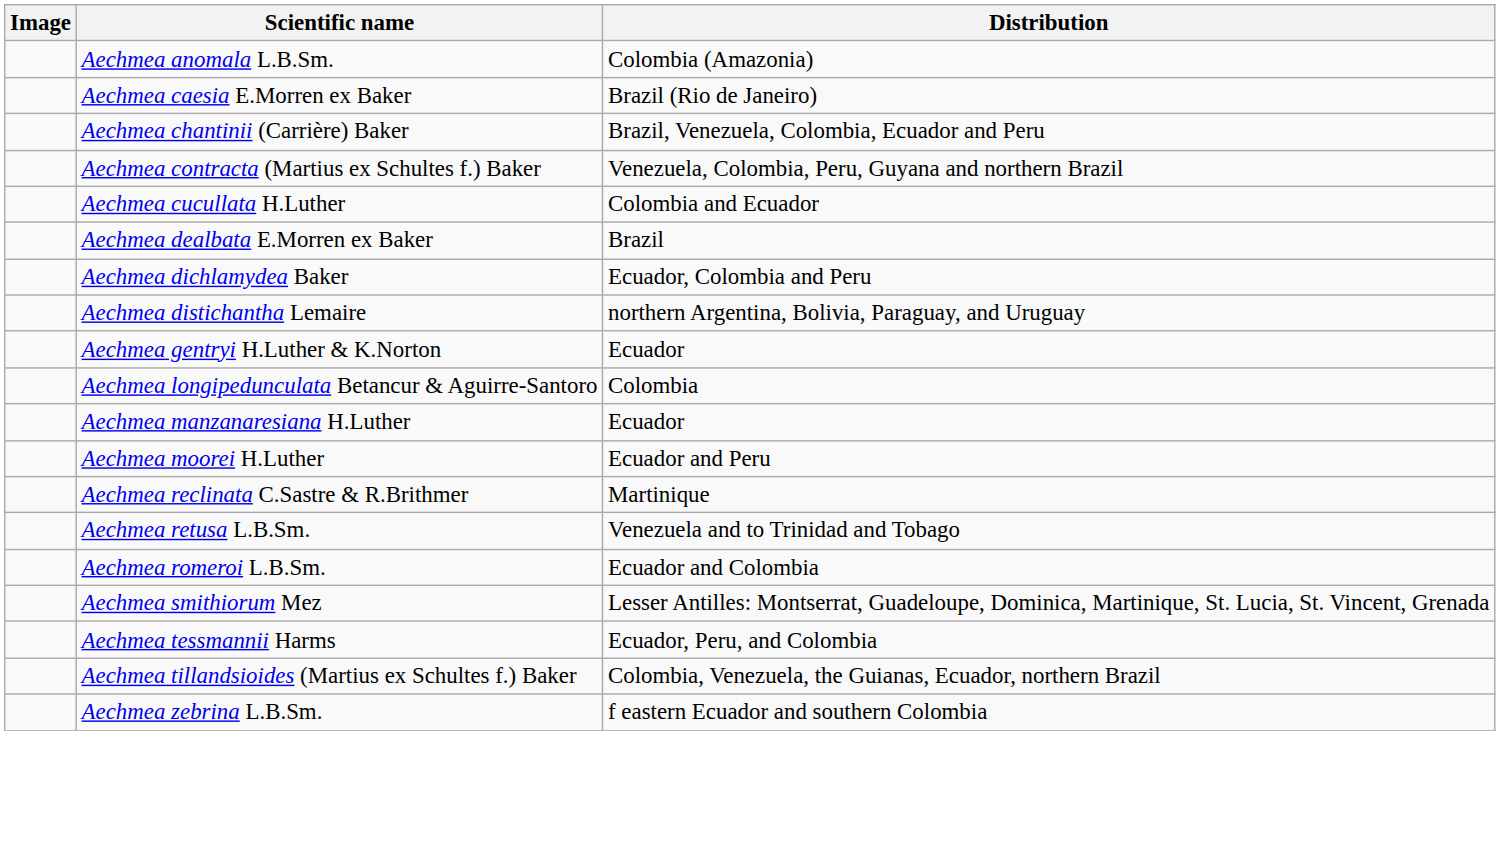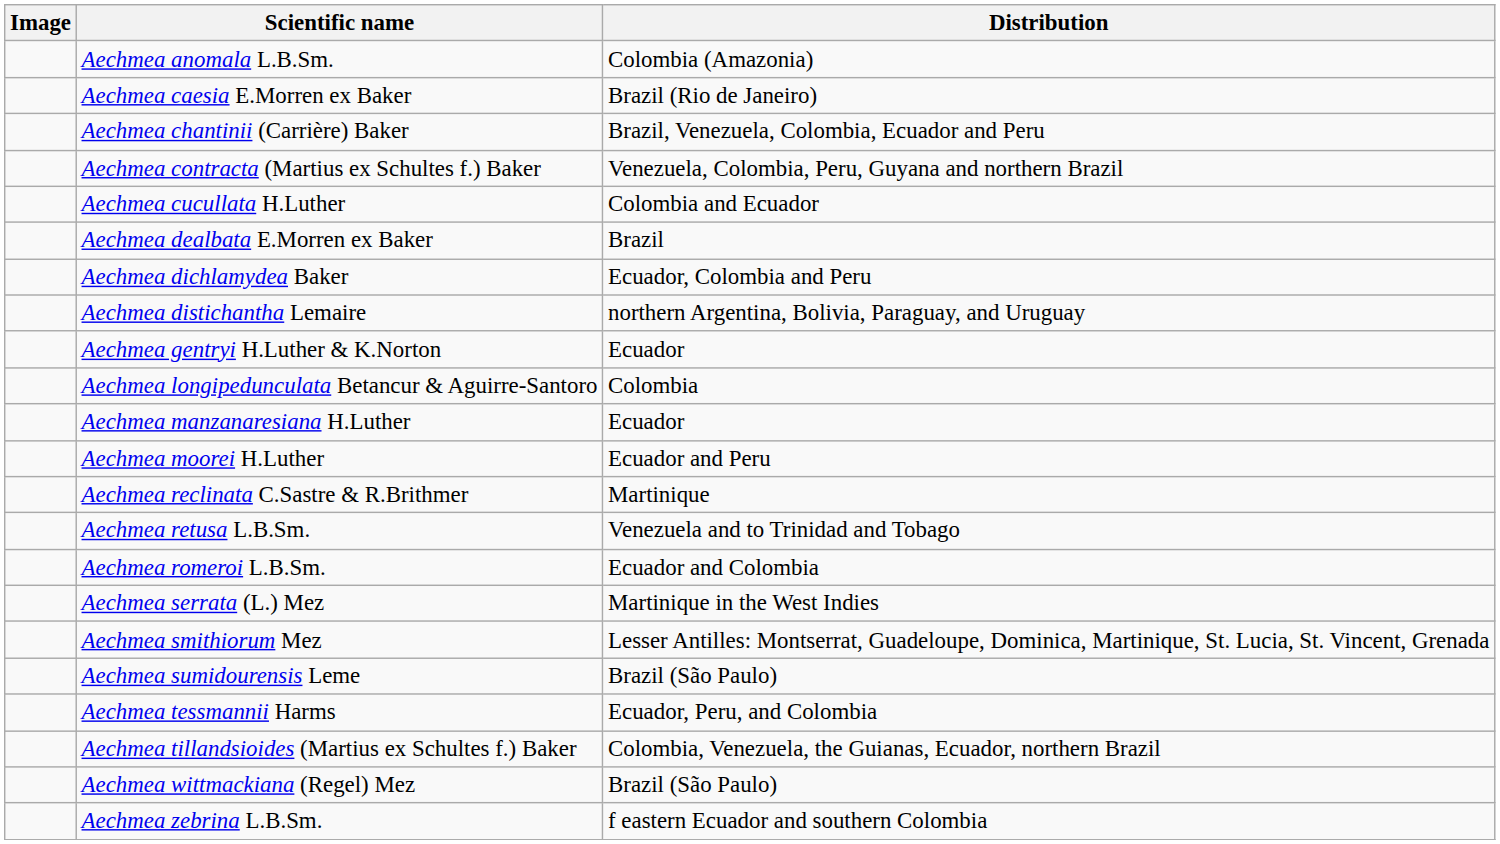+ row: (203, 603)
+ row: (221, 675)
+ row: (248, 784)
